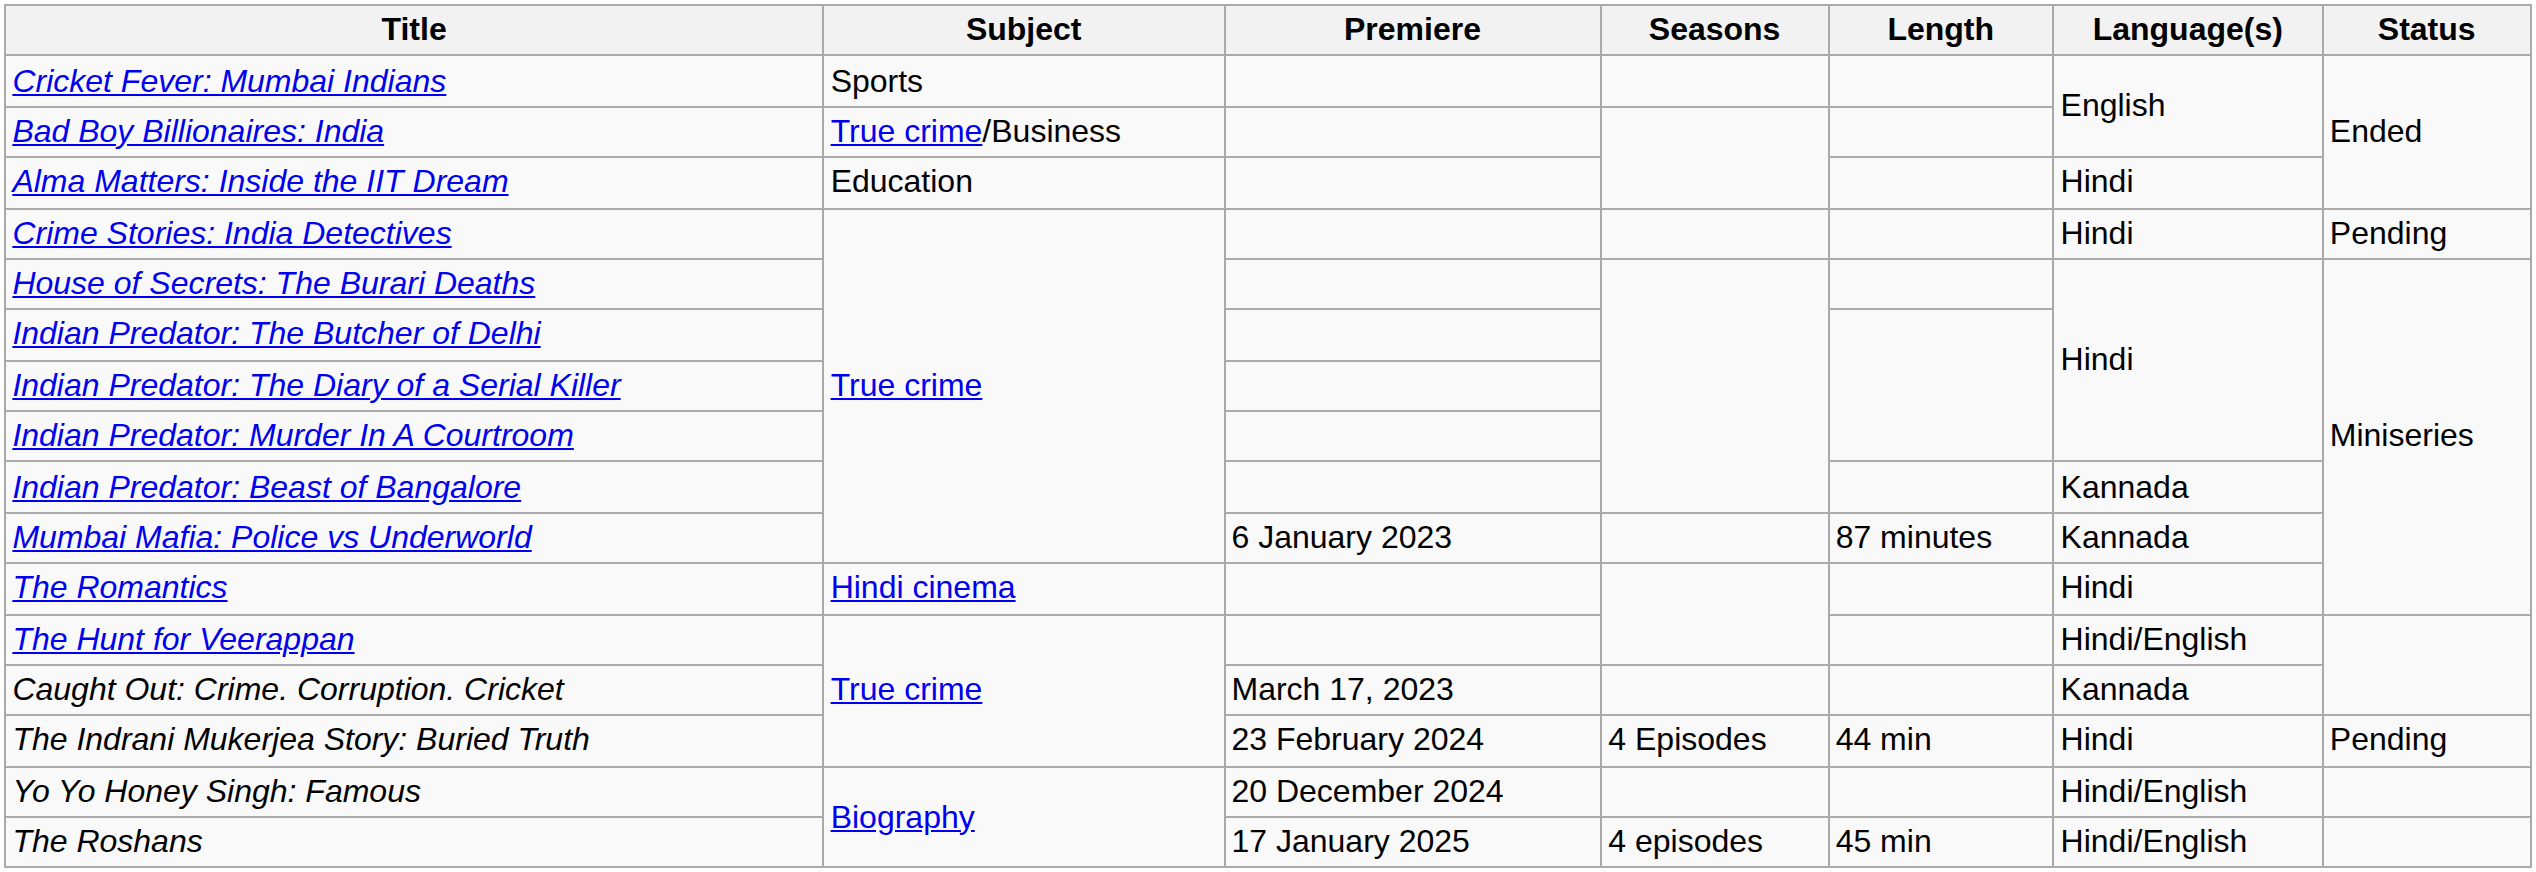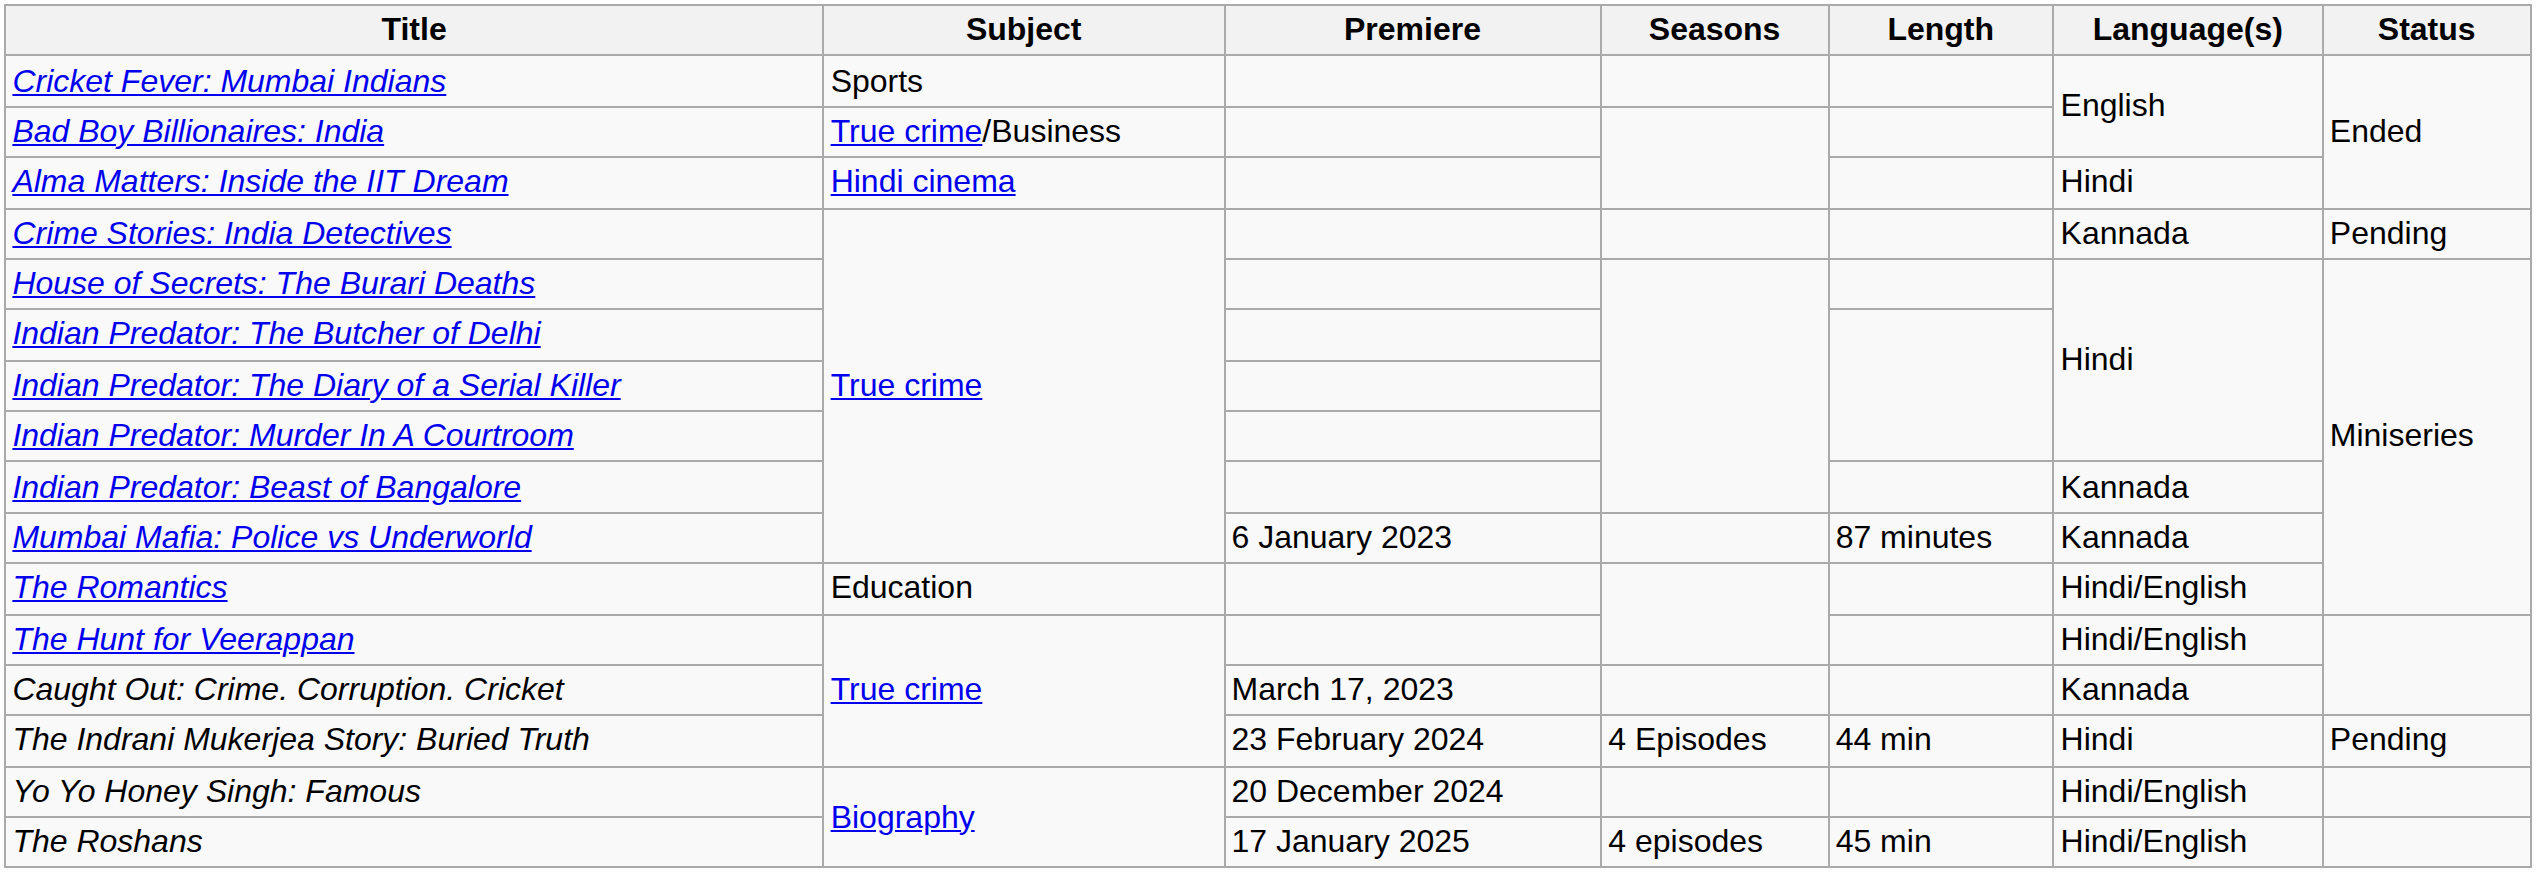(902, 182) Education -> (923, 182) Hindi cinema
(2097, 232) Hindi -> (2125, 232) Kannada
(923, 588) Hindi cinema -> (902, 588) Education
(2097, 588) Hindi -> (2154, 588) Hindi/English
